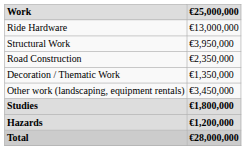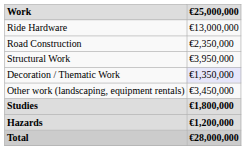rows swapped: (44, 59) <-> (39, 43)
(211, 75) no background -> (211, 75) lavender background
